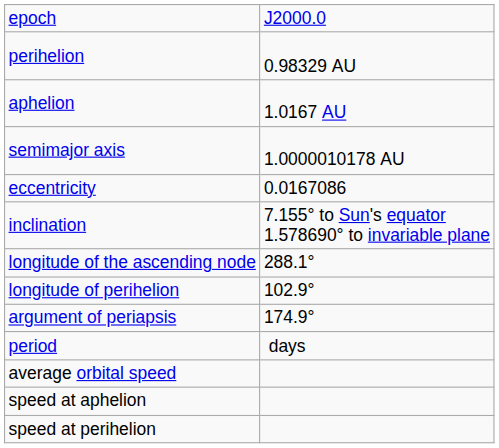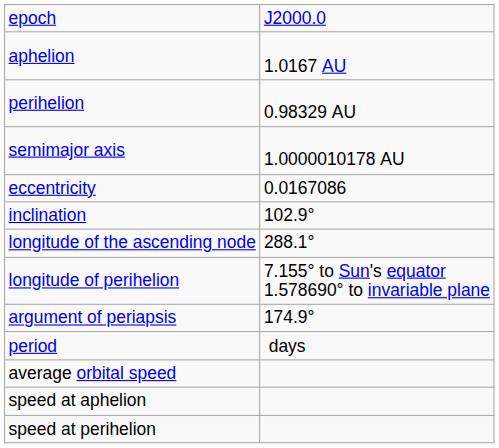rows swapped: (42, 103) <-> (46, 55)
(377, 225) 7.155° to Sun's equator 1.578690° to invariable plane -> (289, 215) 102.9°
(289, 290) 102.9° -> (377, 280) 7.155° to Sun's equator 1.578690° to invariable plane
